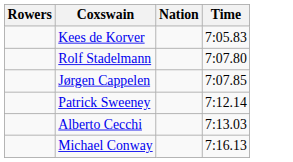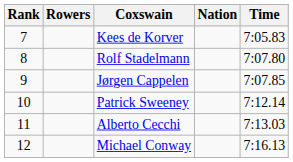+ column: (24, 15)
